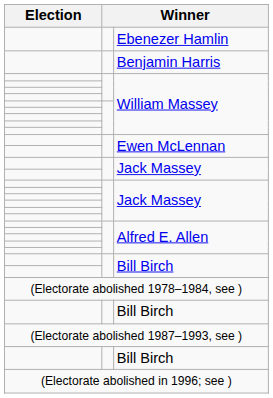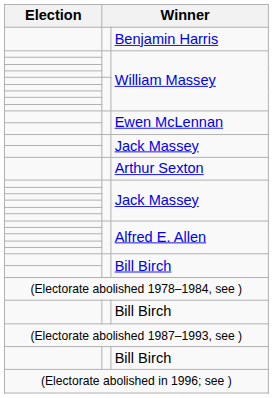- row: (53, 39)
+ row: (53, 169)
